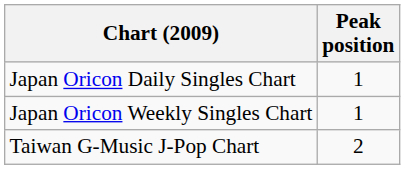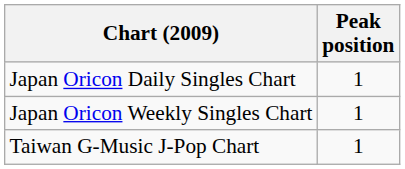(358, 146) 2 -> (358, 146) 1
